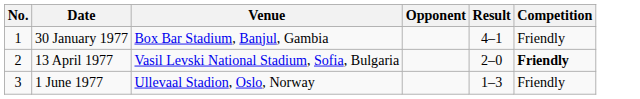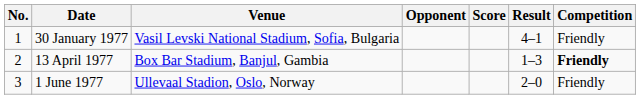+ column: (489, 15)
(231, 37) Box Bar Stadium, Banjul, Gambia -> (267, 37) Vasil Levski National Stadium, Sofia, Bulgaria
(267, 60) Vasil Levski National Stadium, Sofia, Bulgaria -> (231, 60) Box Bar Stadium, Banjul, Gambia
(492, 60) 2–0 -> (531, 60) 1–3
(492, 82) 1–3 -> (531, 82) 2–0
